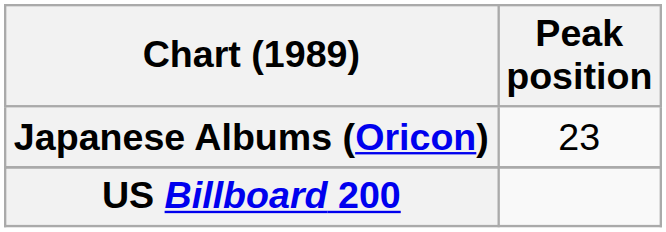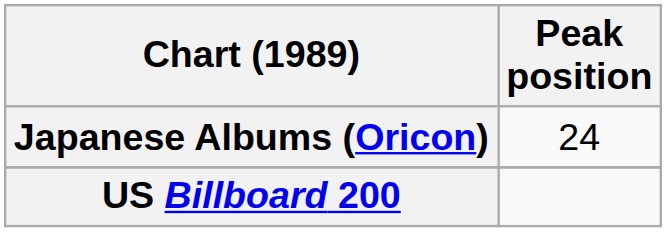(579, 136) 23 -> (579, 136) 24
